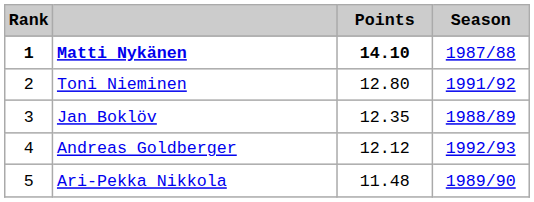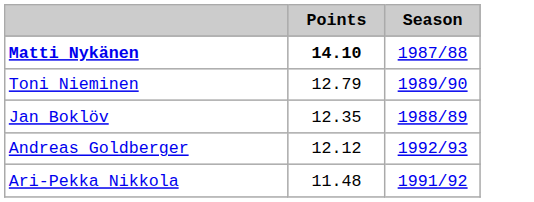- column: (29, 21)
(385, 85) 12.80 -> (337, 85) 12.79
(481, 85) 1991/92 -> (433, 85) 1989/90
(481, 181) 1989/90 -> (433, 181) 1991/92
